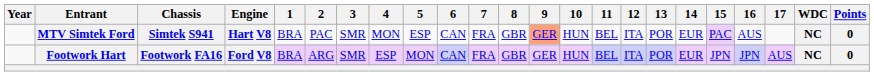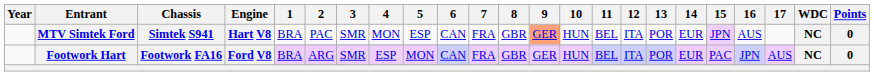(720, 34) PAC -> (720, 34) JPN
(720, 54) JPN -> (720, 54) PAC
